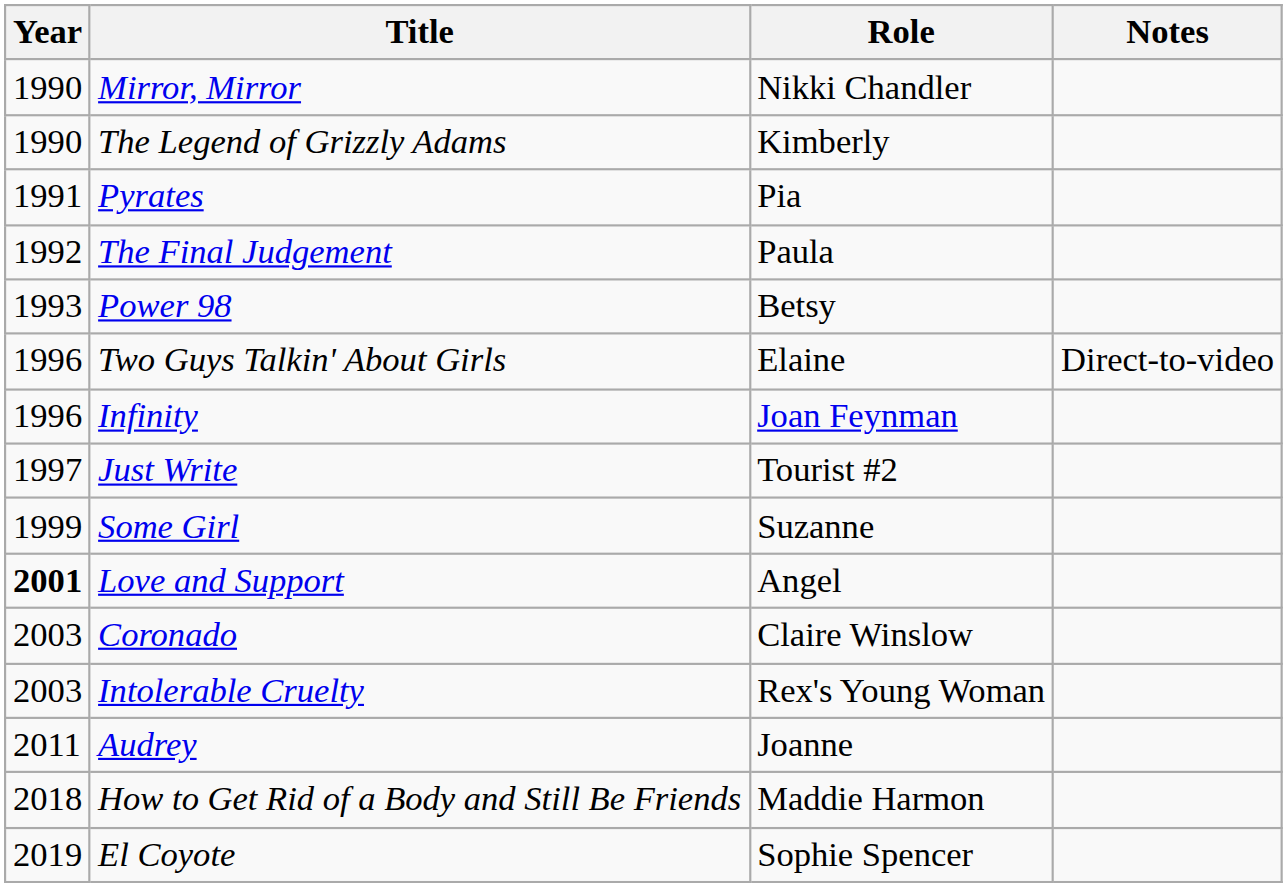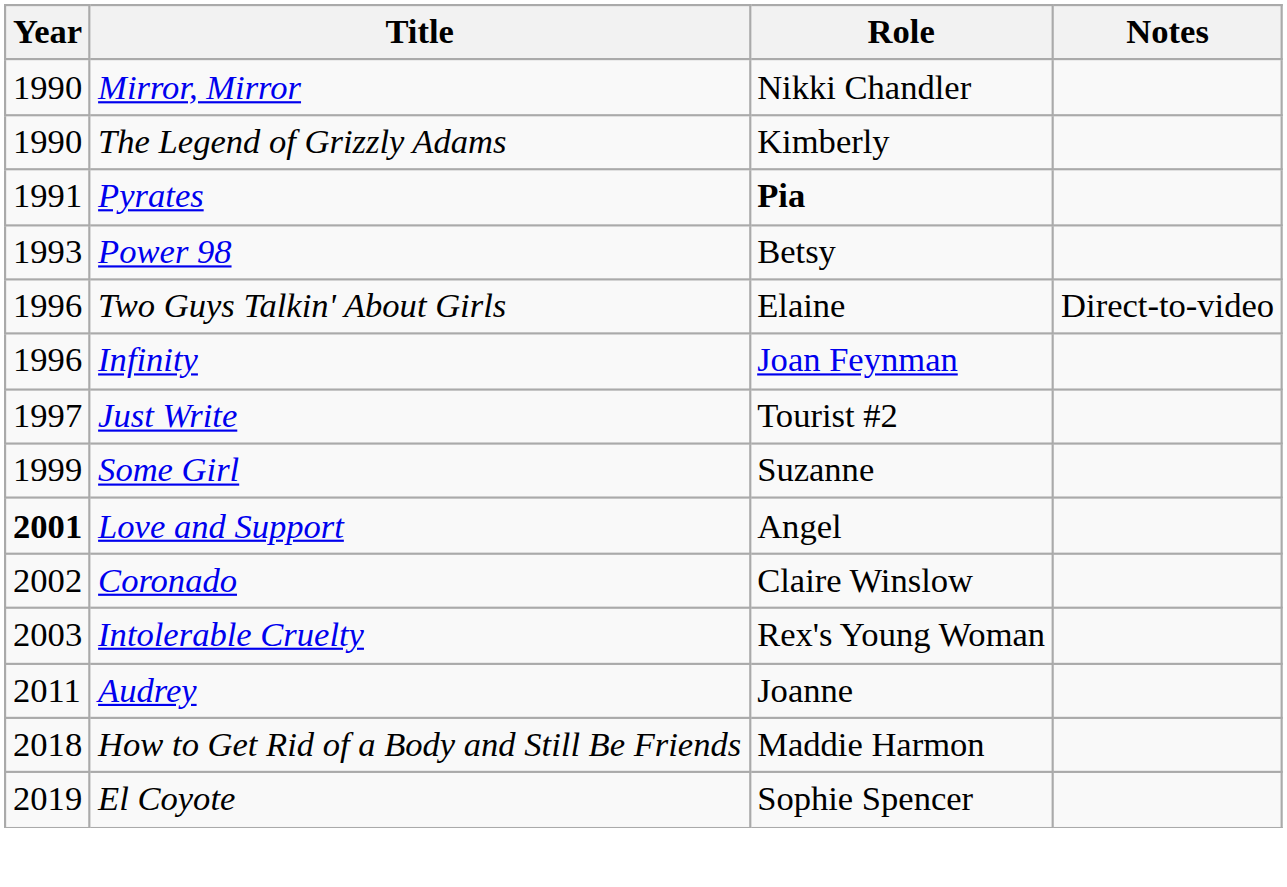(779, 196) normal -> (781, 196) bold
- row: (245, 251)
(48, 634) 2003 -> (48, 580) 2002
